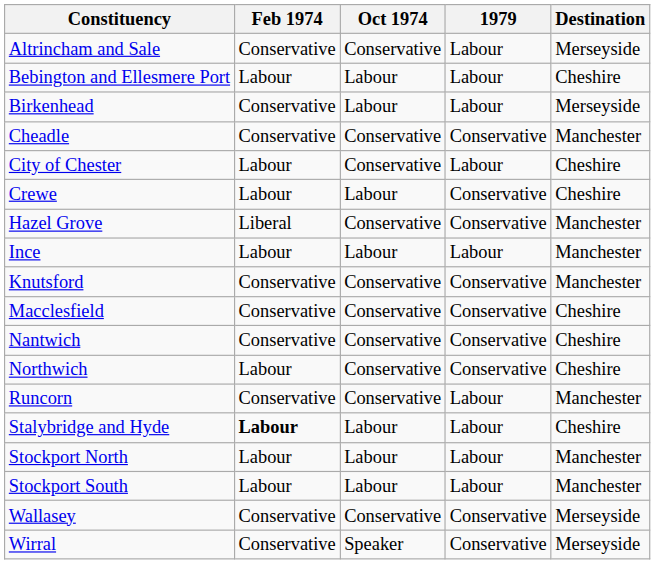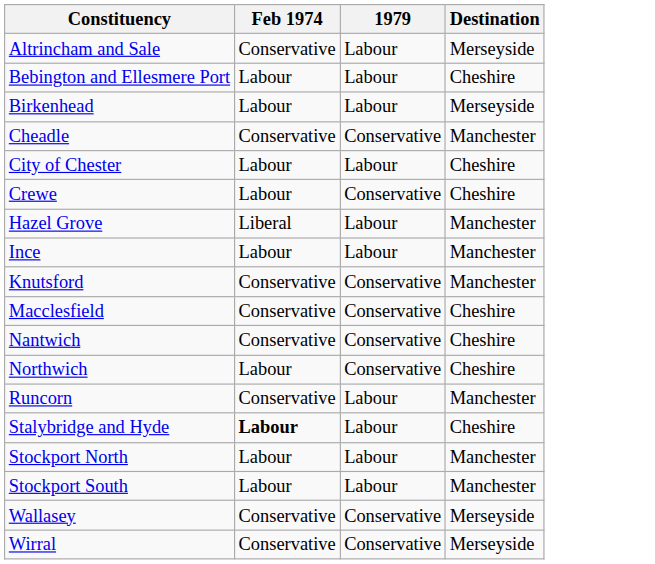- column: (393, 19)
(287, 106) Conservative -> (265, 106) Labour
(498, 223) Conservative -> (371, 223) Labour
